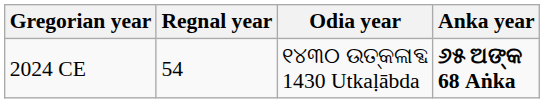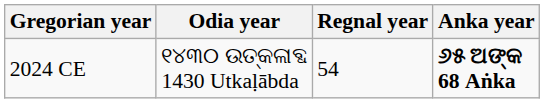columns swapped: (217, 21) <-> (355, 21)
